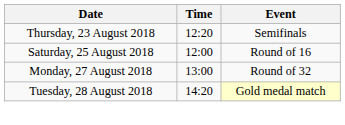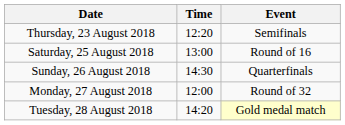(199, 52) 12:00 -> (199, 52) 13:00
+ row: (91, 71)
(199, 71) 13:00 -> (199, 91) 12:00
